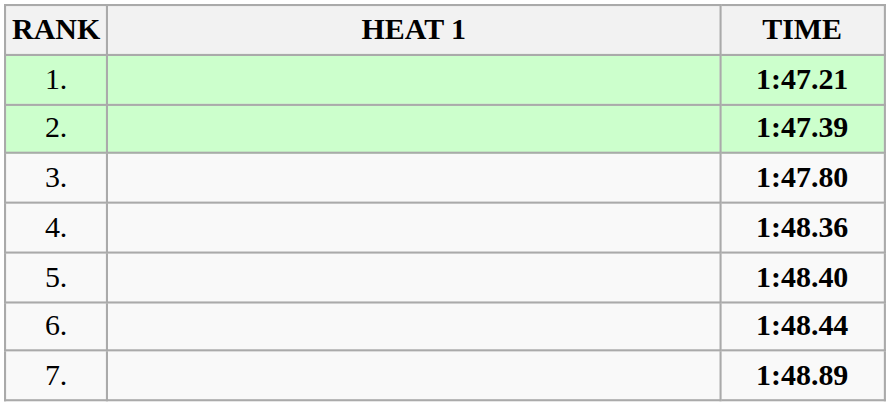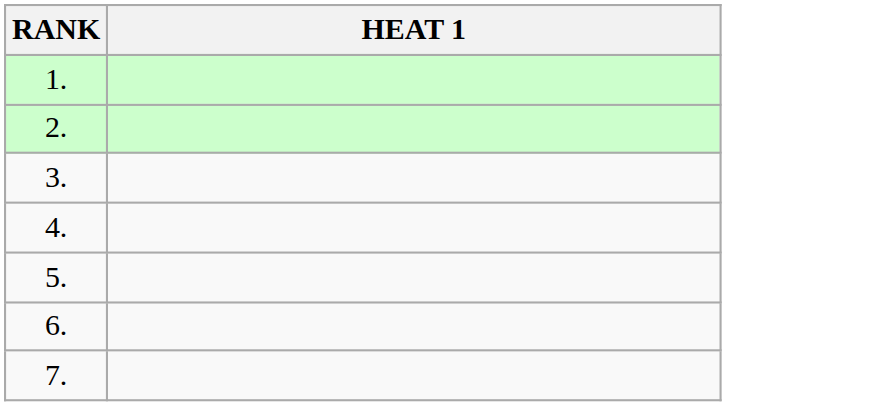- column: (802, 29)
